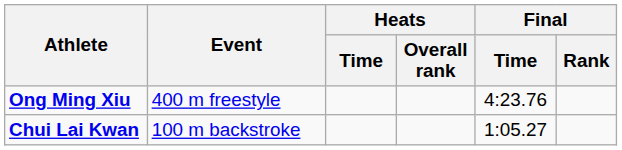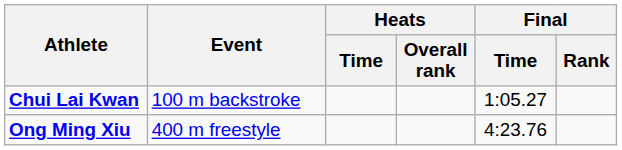rows swapped: (70, 101) <-> (74, 130)
